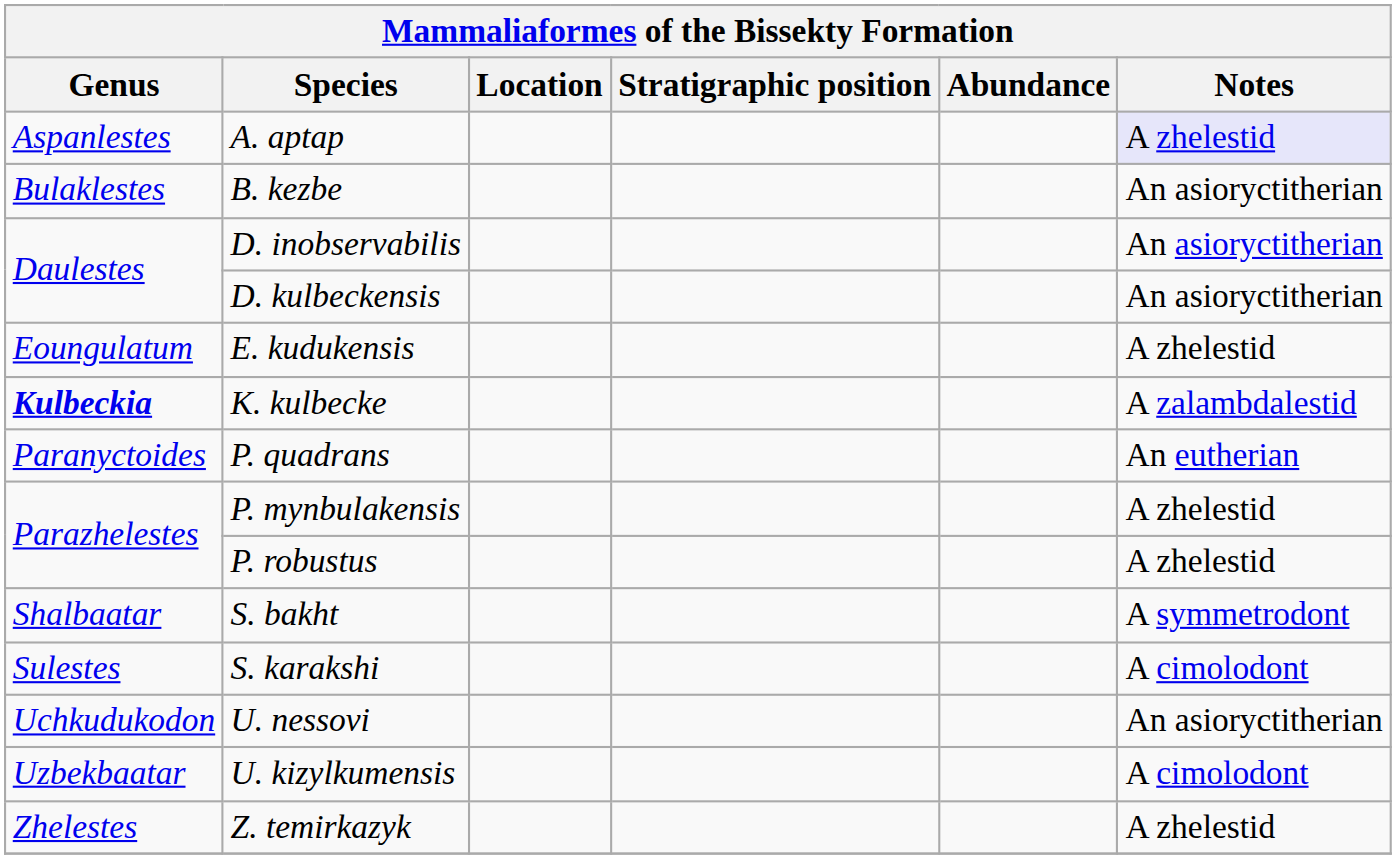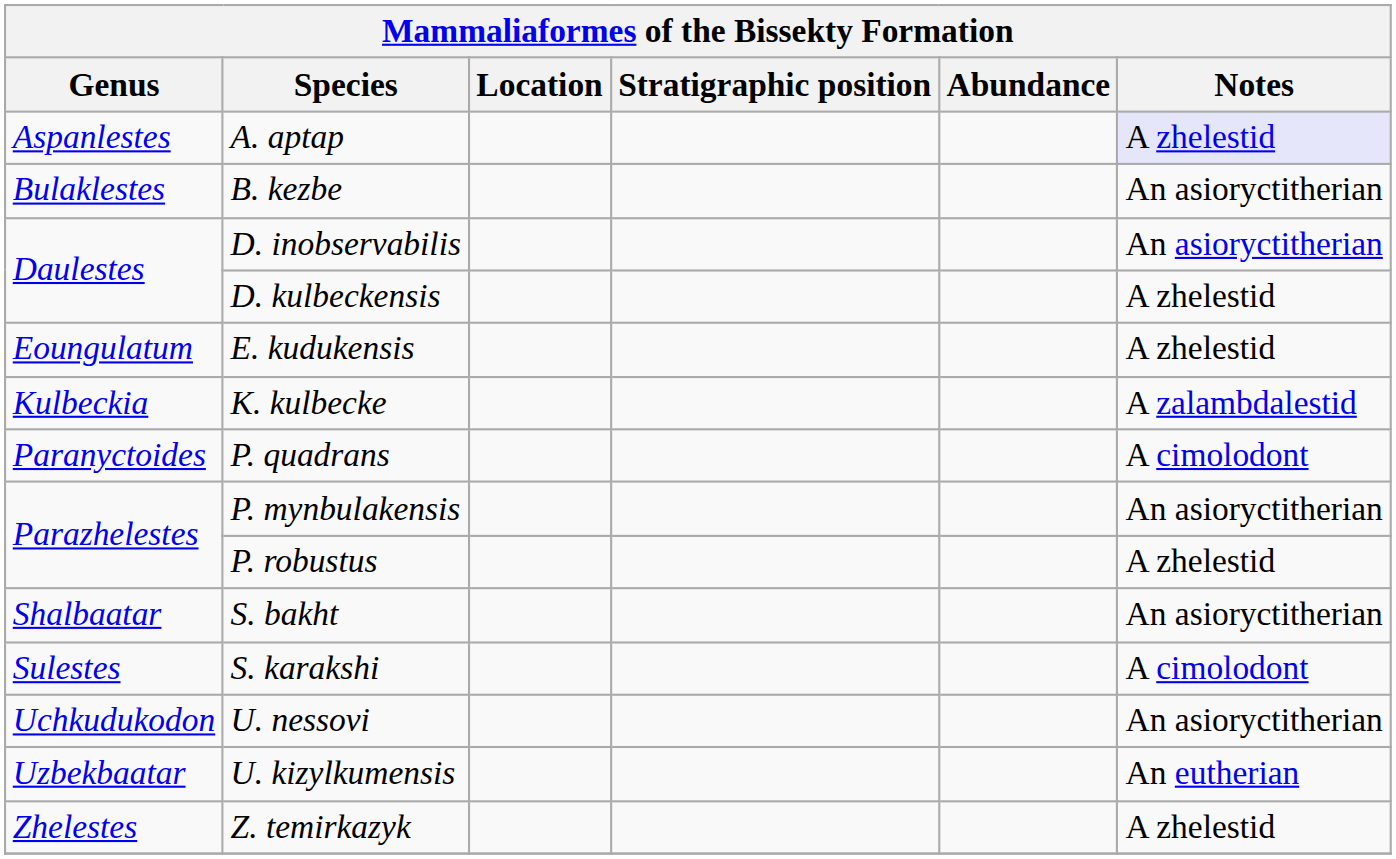(1254, 296) An asioryctitherian -> (1200, 296) A zhelestid
(82, 402) bold -> (81, 402) normal
(1212, 455) An eutherian -> (1217, 455) A cimolodont
(1200, 508) A zhelestid -> (1254, 508) An asioryctitherian
(1238, 614) A symmetrodont -> (1254, 614) An asioryctitherian
(1217, 773) A cimolodont -> (1212, 773) An eutherian
